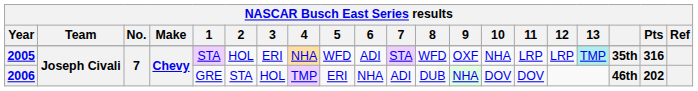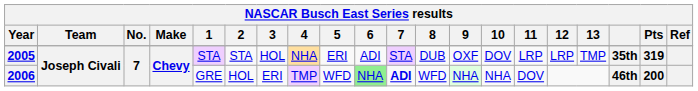(241, 55) HOL -> (241, 55) STA
(272, 55) ERI -> (272, 55) HOL
(337, 55) WFD -> (337, 55) ERI
(432, 55) WFD -> (432, 55) DUB
(498, 55) NHA -> (498, 55) DOV
(593, 55) paleturquoise background -> (593, 55) no background
(654, 55) 316 -> (654, 55) 319
(241, 76) STA -> (241, 76) HOL
(272, 76) HOL -> (272, 76) ERI
(337, 76) ERI -> (337, 76) WFD
(370, 76) no background -> (370, 76) lightgreen background
(401, 76) normal -> (401, 76) bold
(432, 76) DUB -> (432, 76) WFD
(498, 76) DOV -> (498, 76) NHA
(654, 76) 202 -> (654, 76) 200
